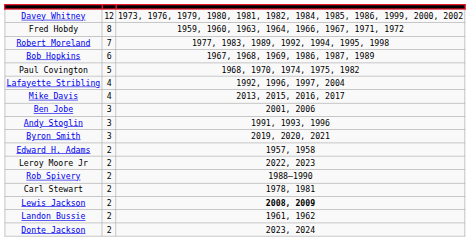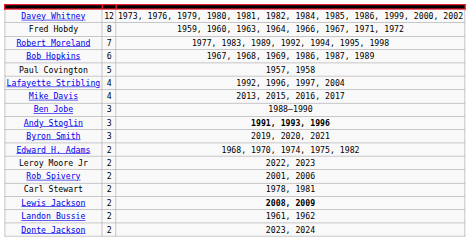(291, 70) 1968, 1970, 1974, 1975, 1982 -> (291, 70) 1957, 1958
(291, 110) 2001, 2006 -> (291, 110) 1988–1990
(291, 123) normal -> (291, 123) bold
(291, 150) 1957, 1958 -> (291, 150) 1968, 1970, 1974, 1975, 1982
(291, 176) 1988–1990 -> (291, 176) 2001, 2006
